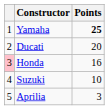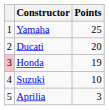(96, 29) bold -> (96, 29) normal
(96, 63) 16 -> (96, 63) 19
